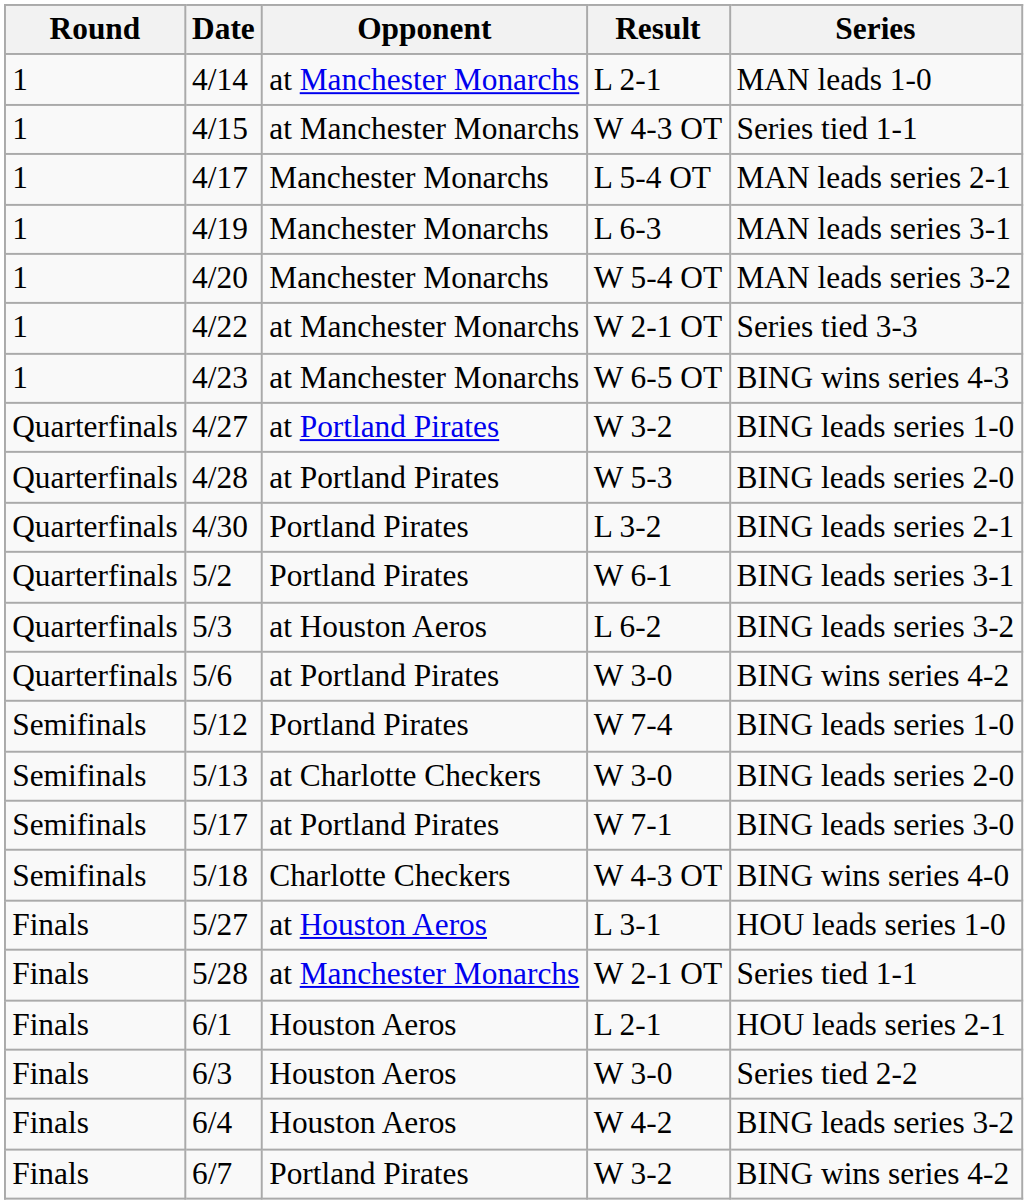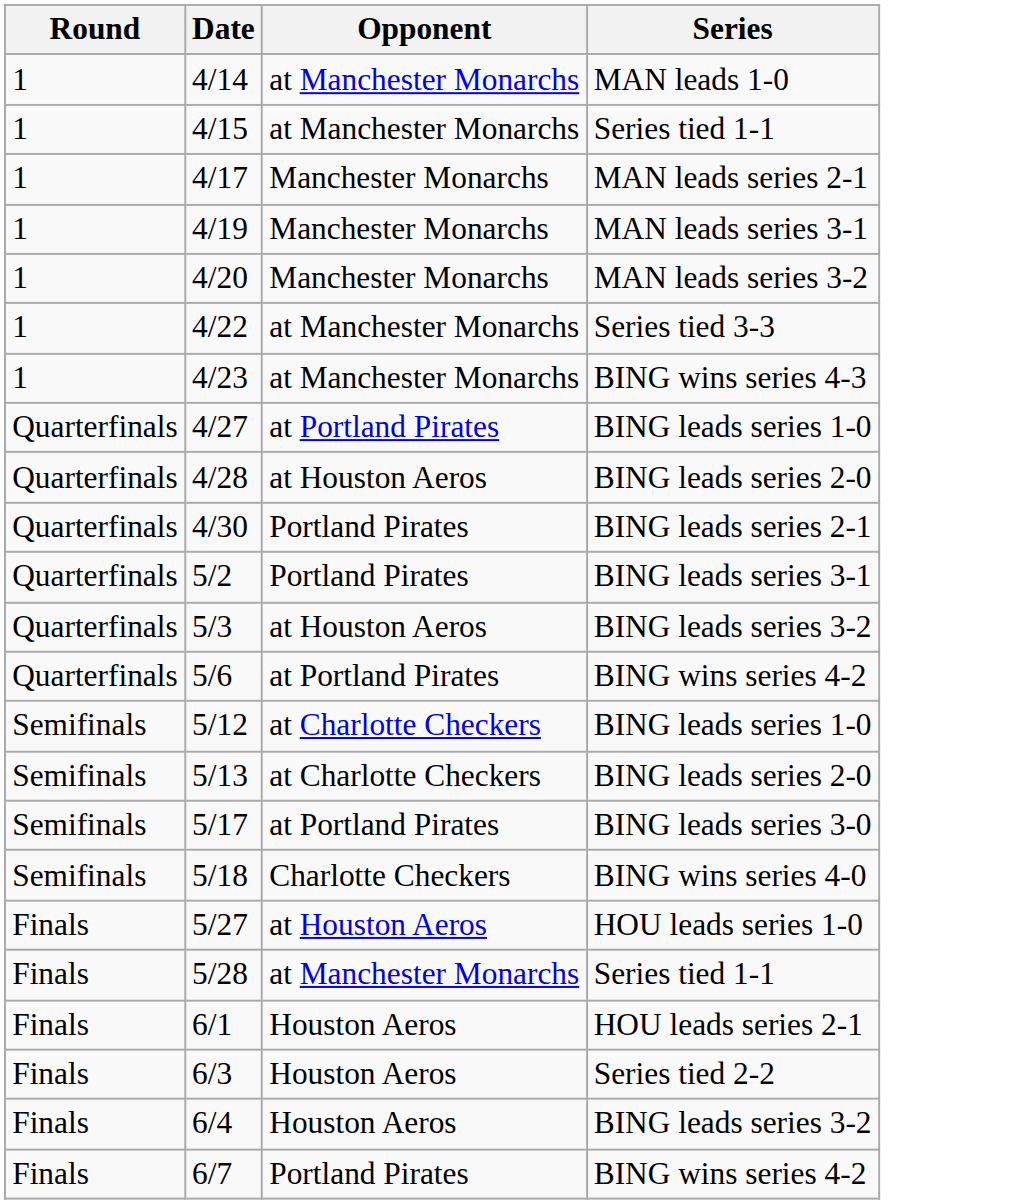- column: (658, 29)
(384, 476) at Portland Pirates -> (378, 476) at Houston Aeros
(369, 725) Portland Pirates -> (405, 725) at Charlotte Checkers
